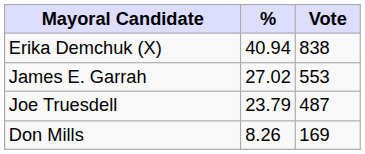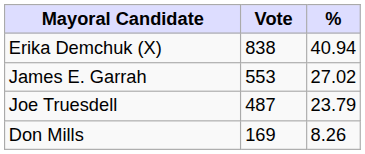columns swapped: (328, 18) <-> (268, 18)
